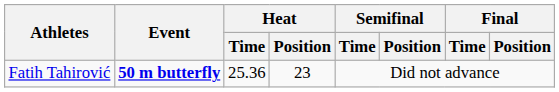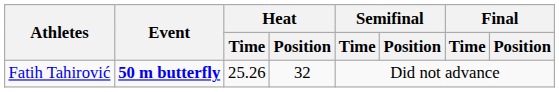(247, 73) 25.36 -> (247, 73) 25.26
(302, 73) 23 -> (302, 73) 32
